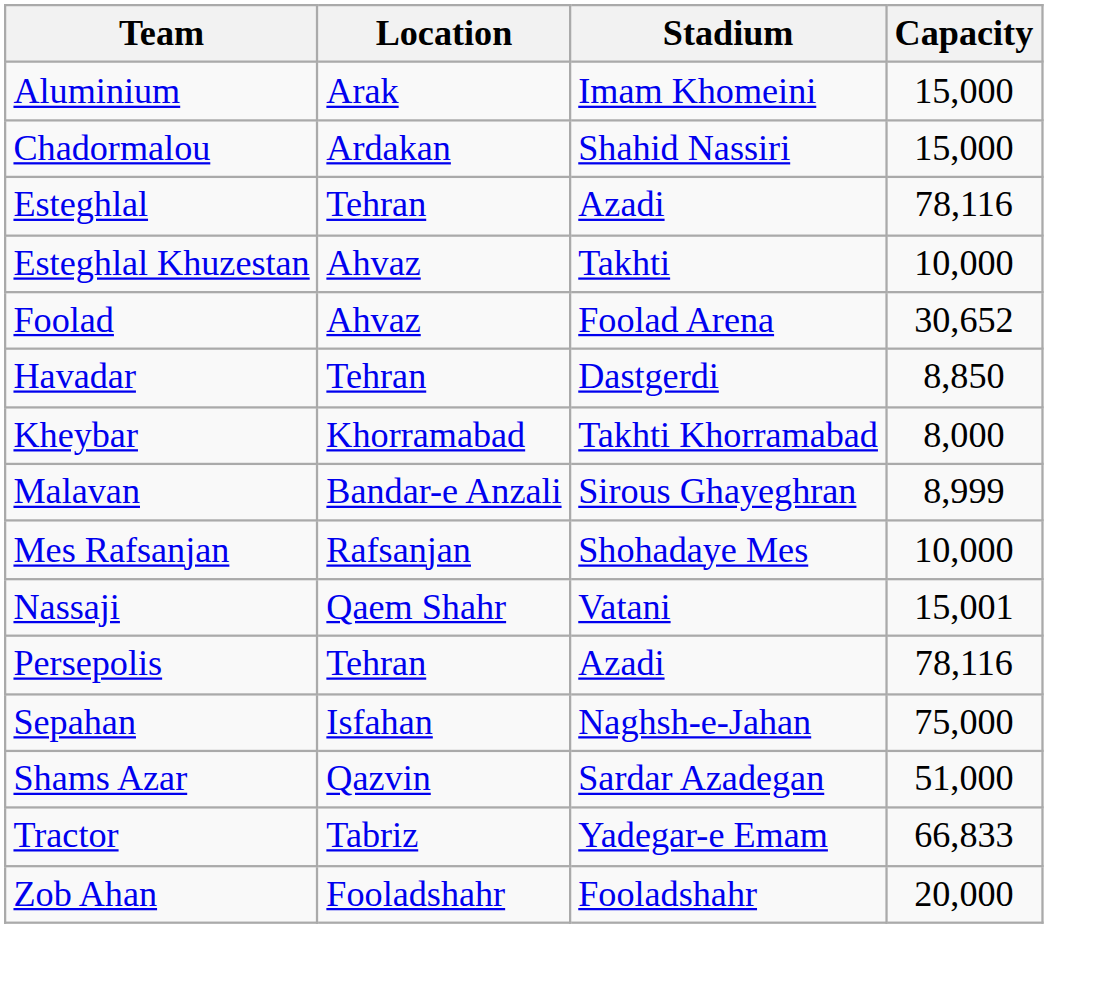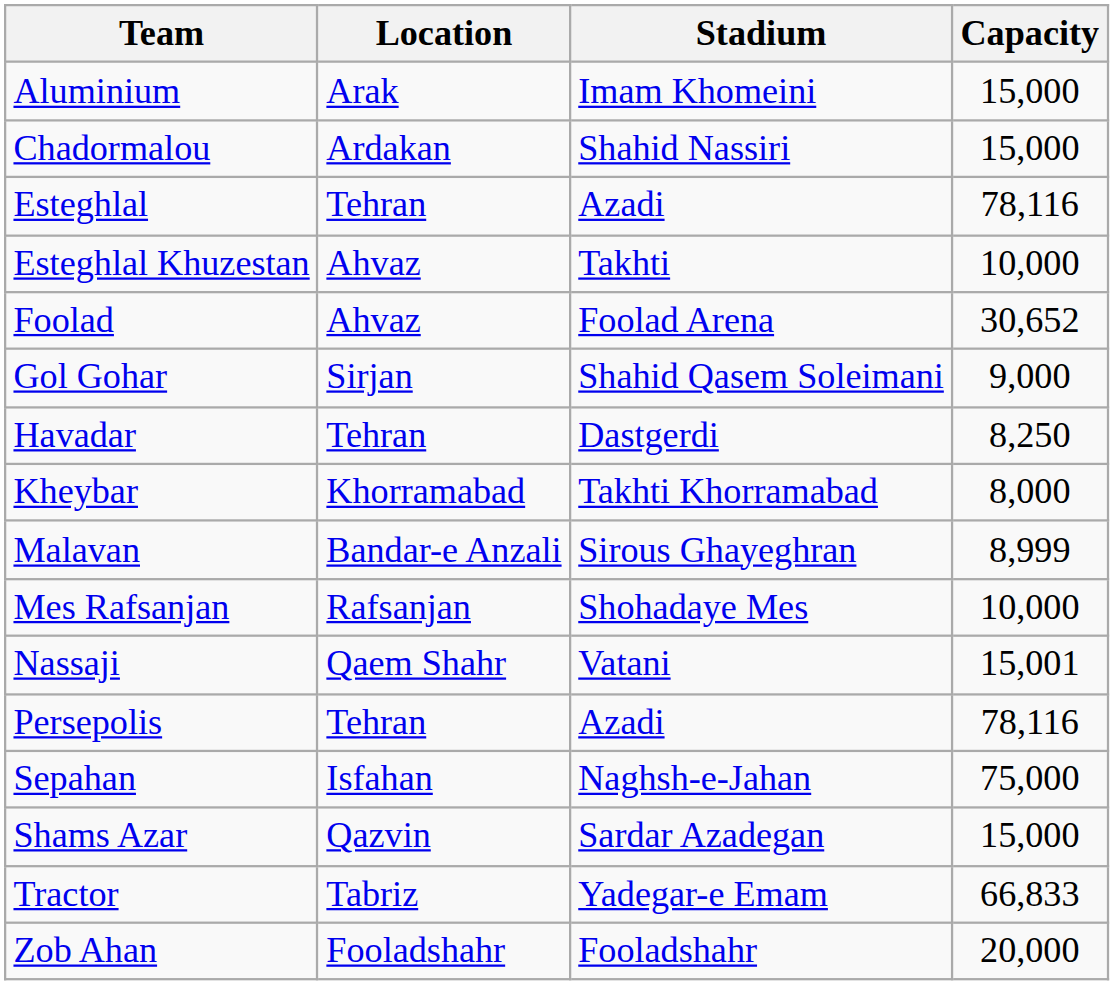+ row: (90, 377)
(964, 377) 8,850 -> (1030, 434) 8,250
(964, 778) 51,000 -> (1030, 836) 15,000
